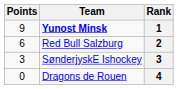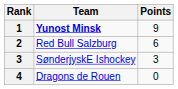columns swapped: (159, 12) <-> (22, 12)
